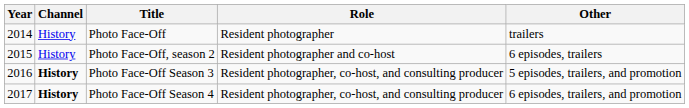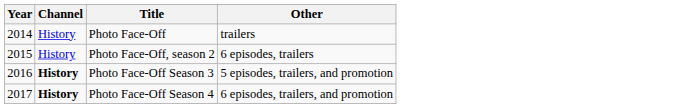- column: (362, 14)
